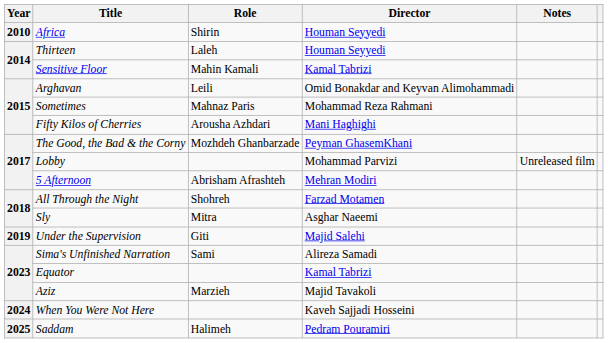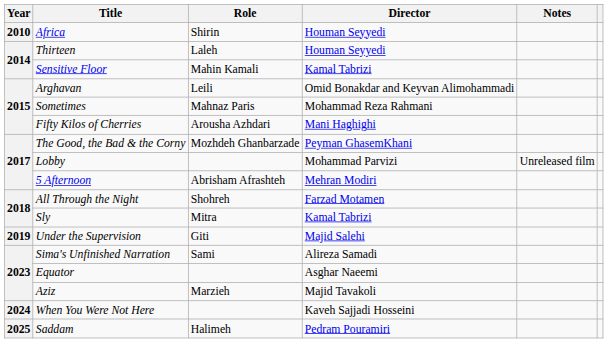(341, 217) Asghar Naeemi -> (338, 217) Kamal Tabrizi
(338, 273) Kamal Tabrizi -> (341, 273) Asghar Naeemi
